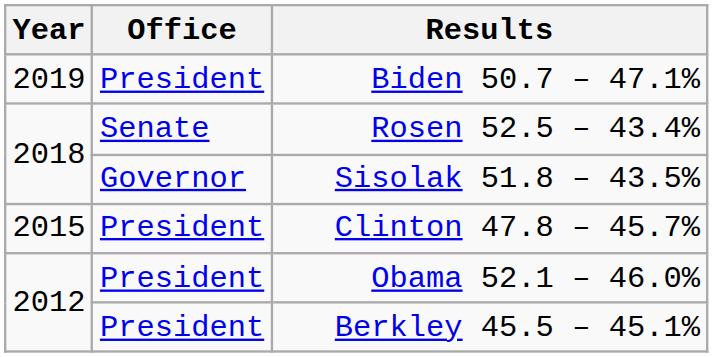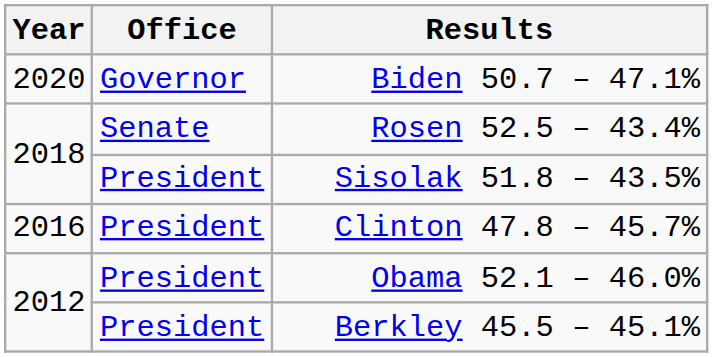(49, 80) 2019 -> (49, 80) 2020
(182, 80) President -> (173, 80) Governor
(173, 179) Governor -> (182, 179) President
(49, 228) 2015 -> (49, 228) 2016
